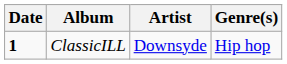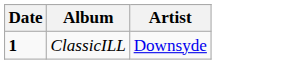- column: (246, 18)
